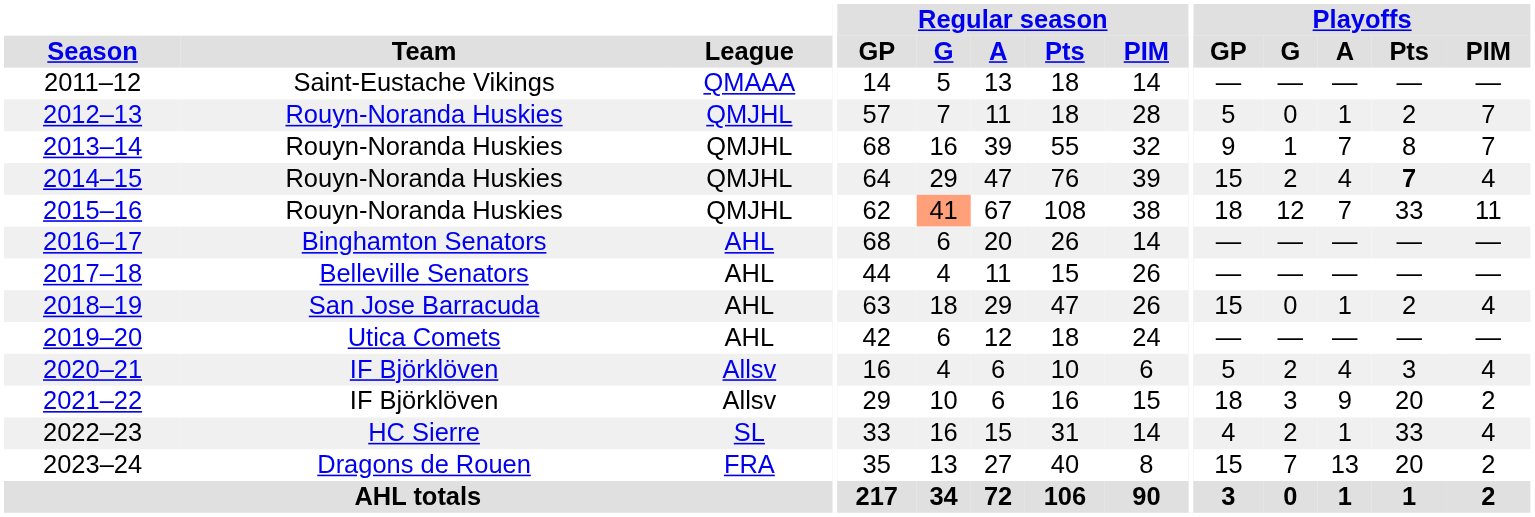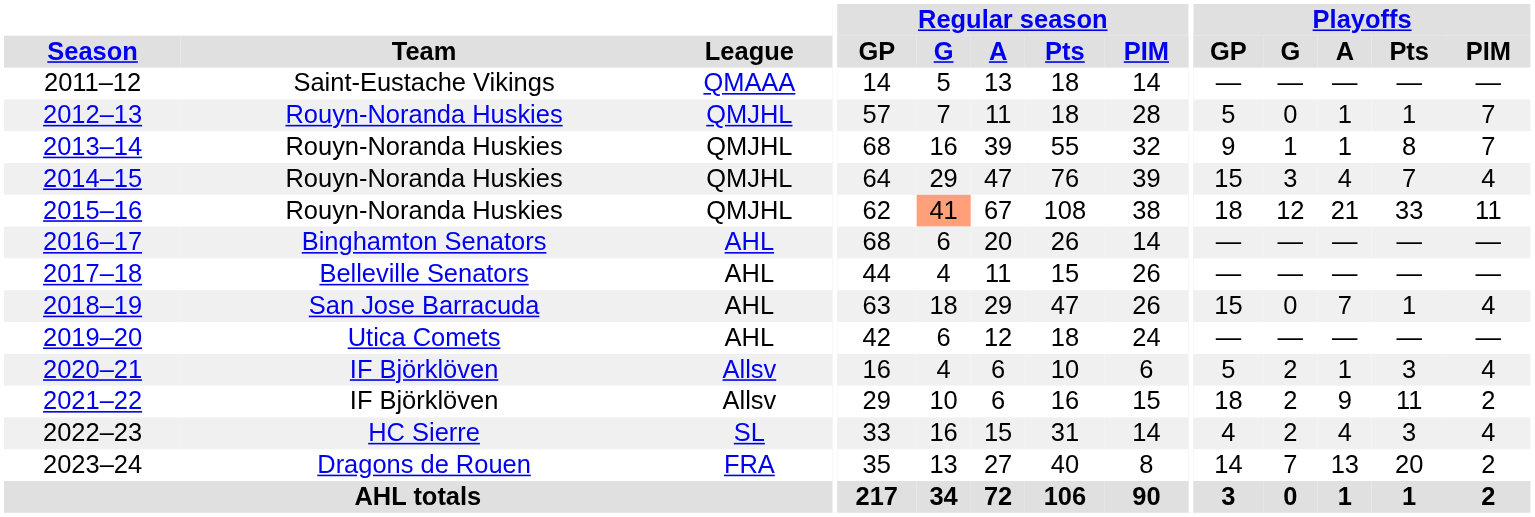(1409, 115) 2 -> (1409, 115) 1
(1345, 146) 7 -> (1345, 146) 1
(1290, 178) 2 -> (1290, 178) 3
(1409, 178) bold -> (1409, 178) normal
(1345, 210) 7 -> (1345, 210) 21
(1345, 305) 1 -> (1345, 305) 7
(1409, 305) 2 -> (1409, 305) 1
(1345, 369) 4 -> (1345, 369) 1
(1290, 401) 3 -> (1290, 401) 2
(1409, 401) 20 -> (1409, 401) 11
(1345, 433) 1 -> (1345, 433) 4
(1409, 433) 33 -> (1409, 433) 3
(1228, 464) 15 -> (1228, 464) 14
